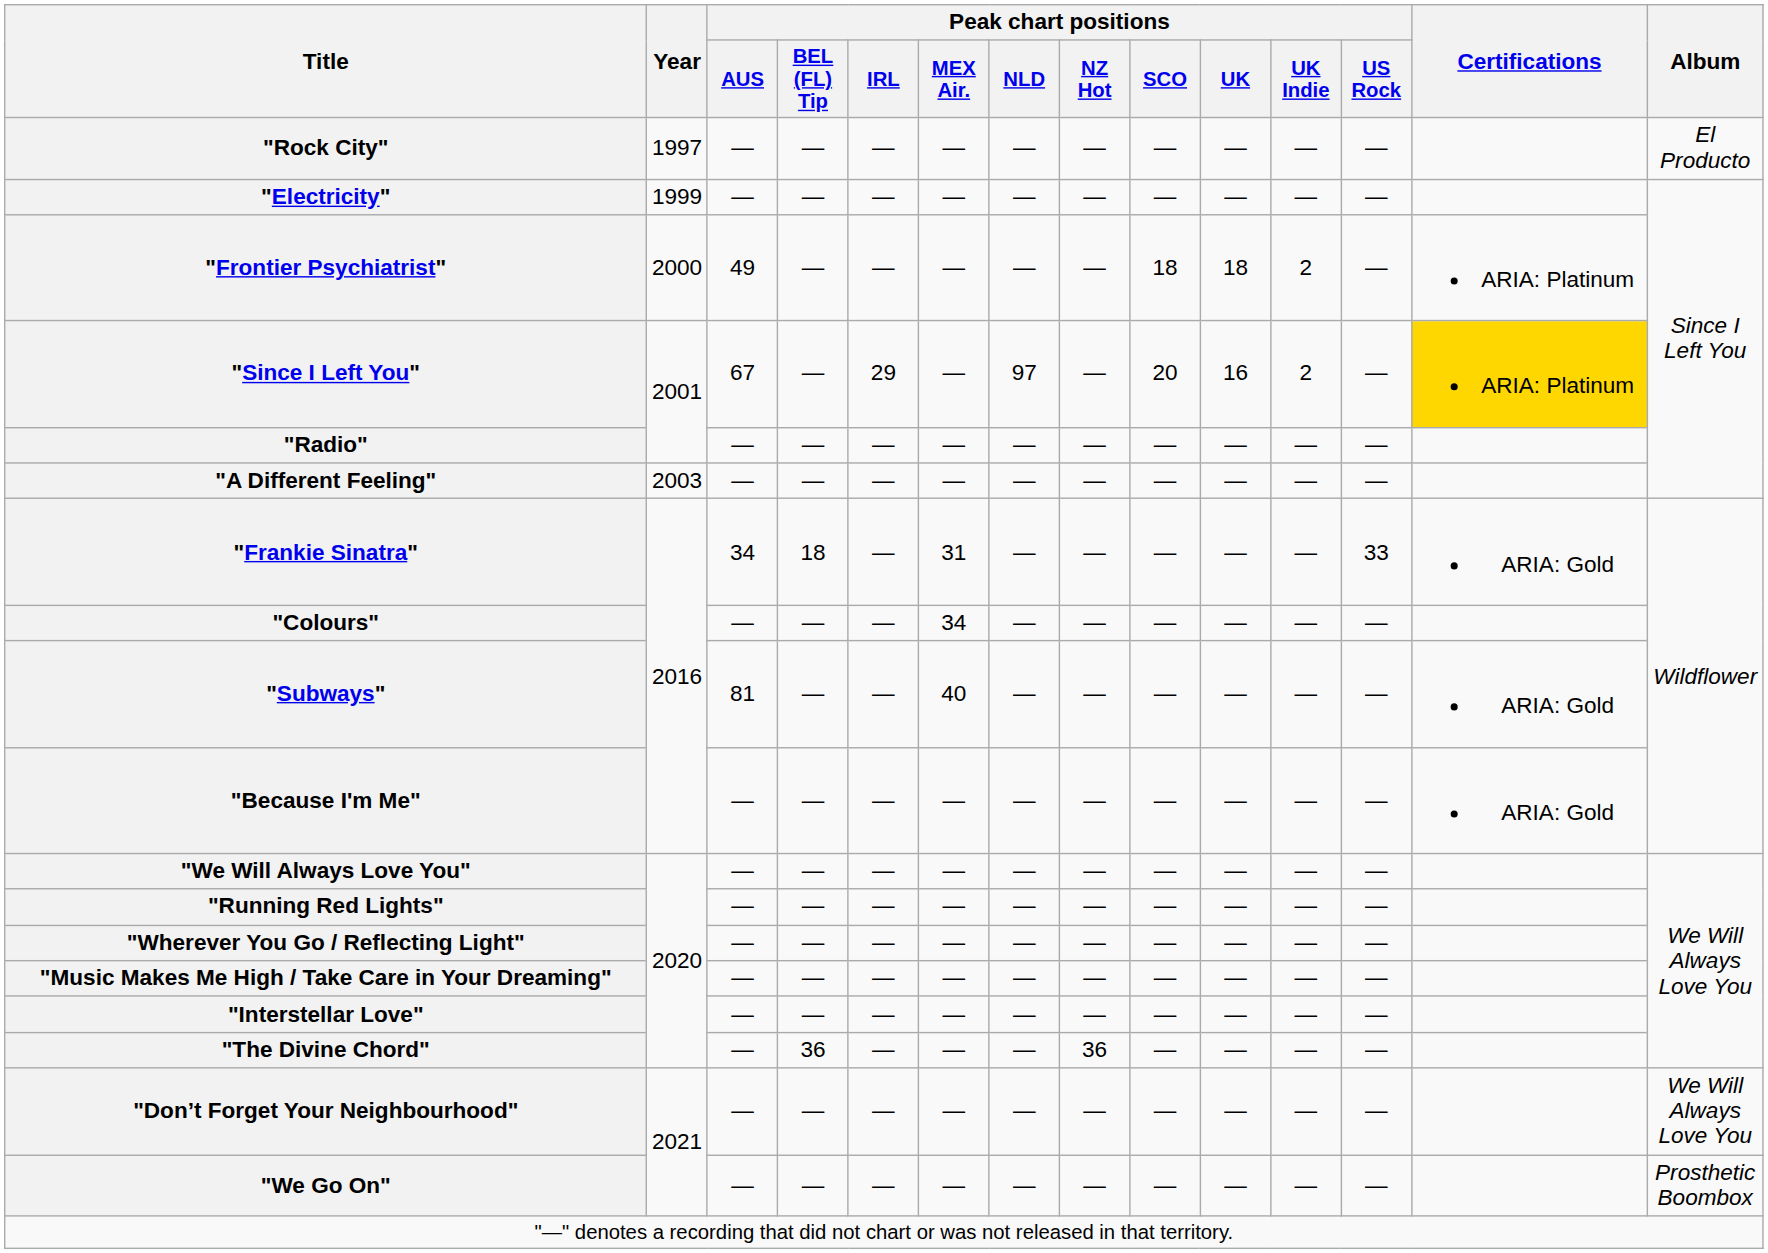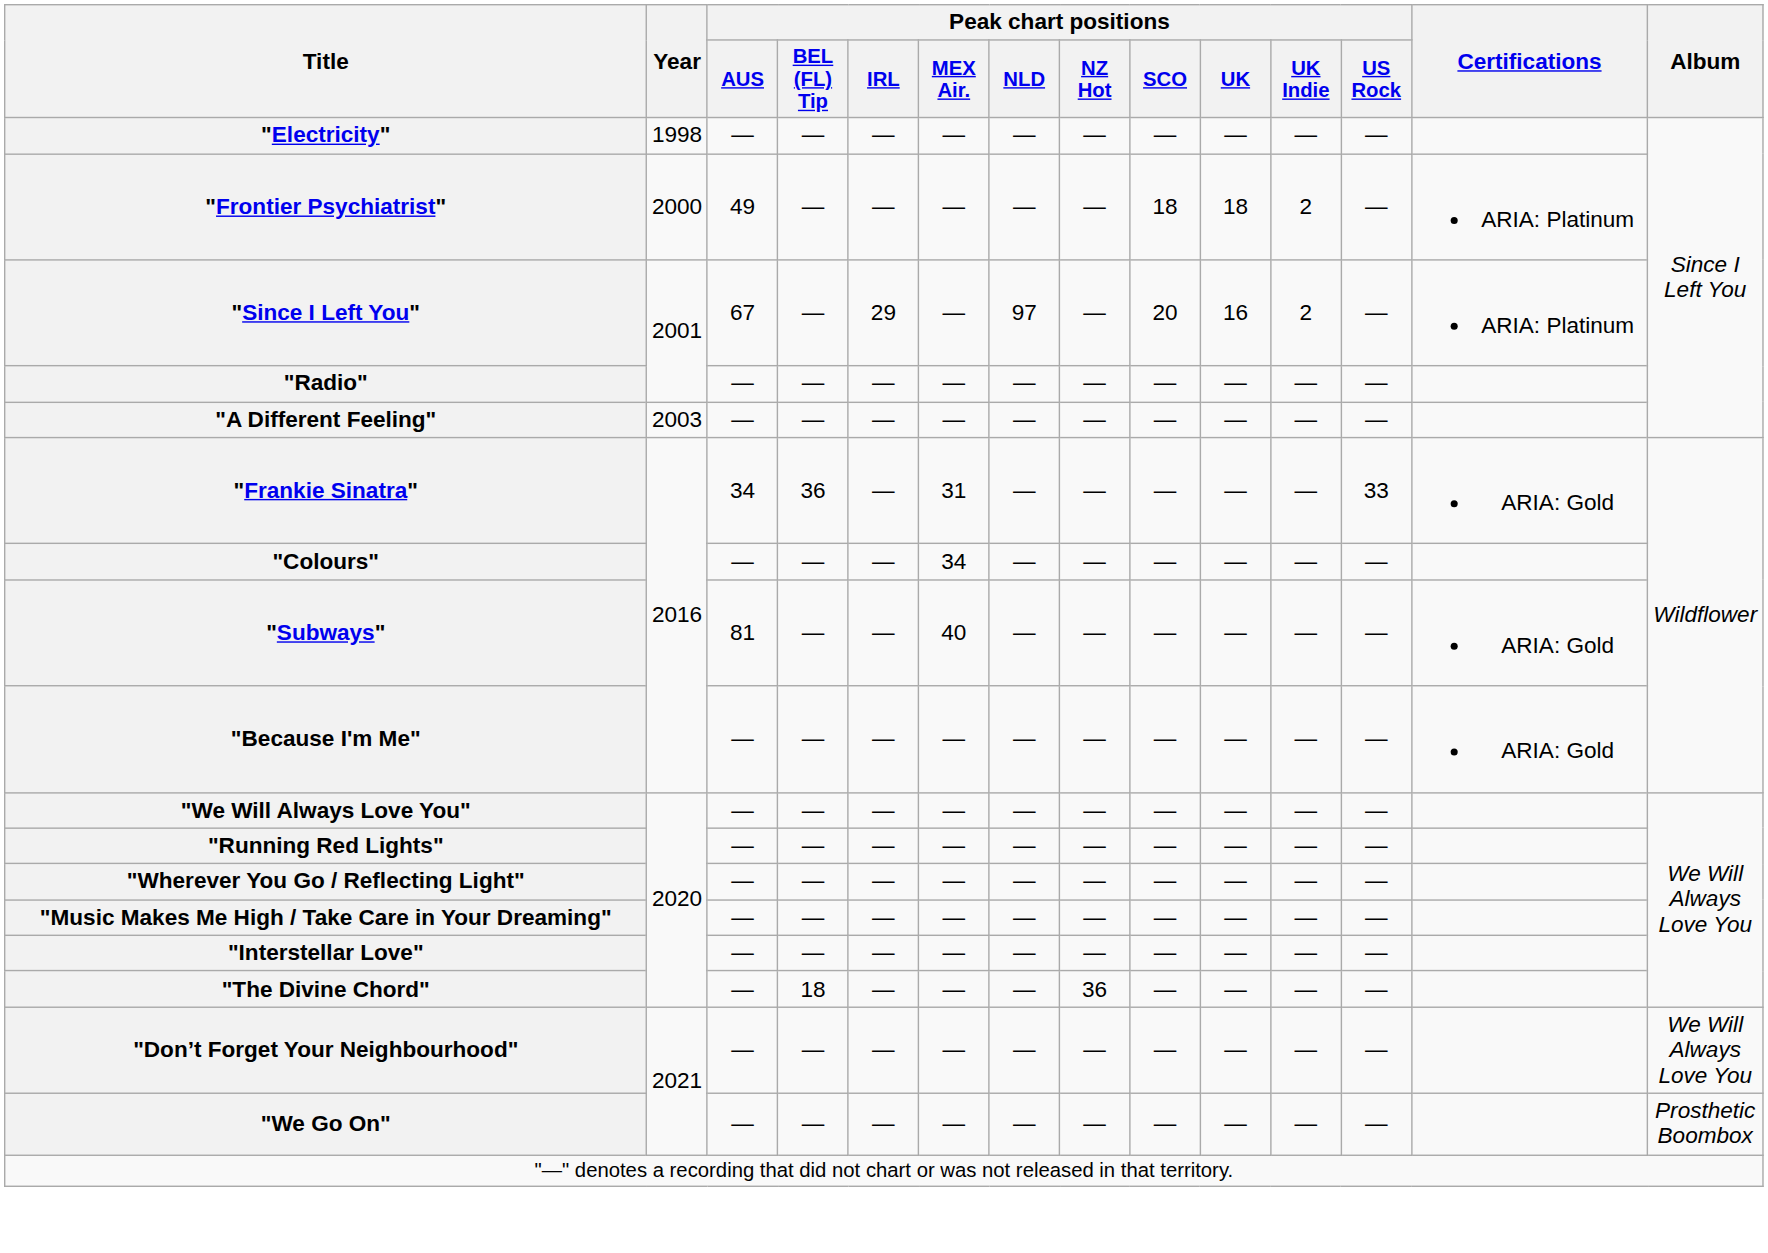- row: (326, 148)
(677, 196) 1999 -> (677, 135) 1998
(1529, 387) gold background -> (1529, 326) no background
(813, 551) 18 -> (813, 490) 36
(813, 1049) 36 -> (813, 988) 18
